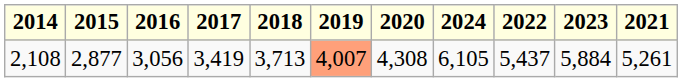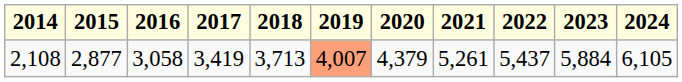columns swapped: (647, 22) <-> (463, 22)
(158, 58) 3,056 -> (158, 58) 3,058
(402, 58) 4,308 -> (402, 58) 4,379
